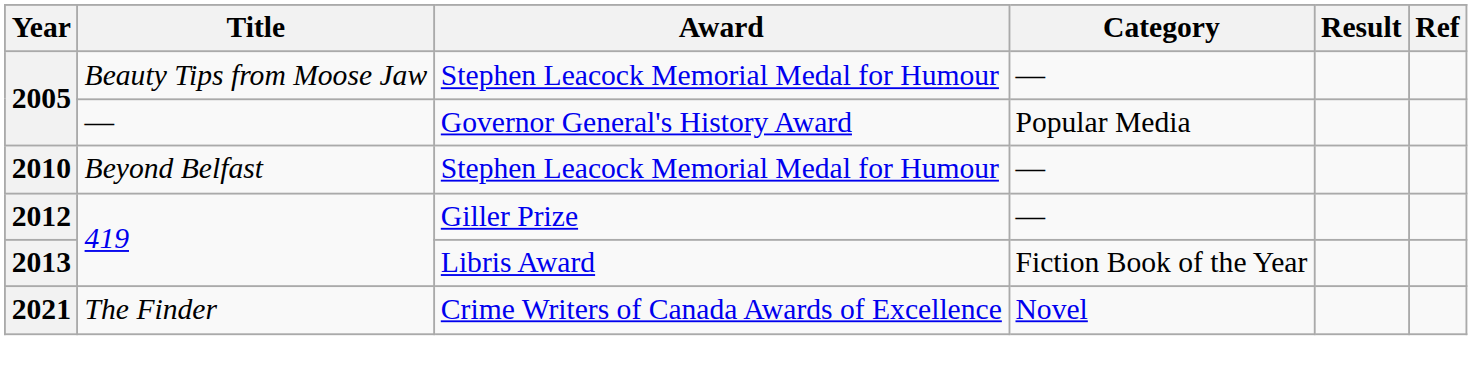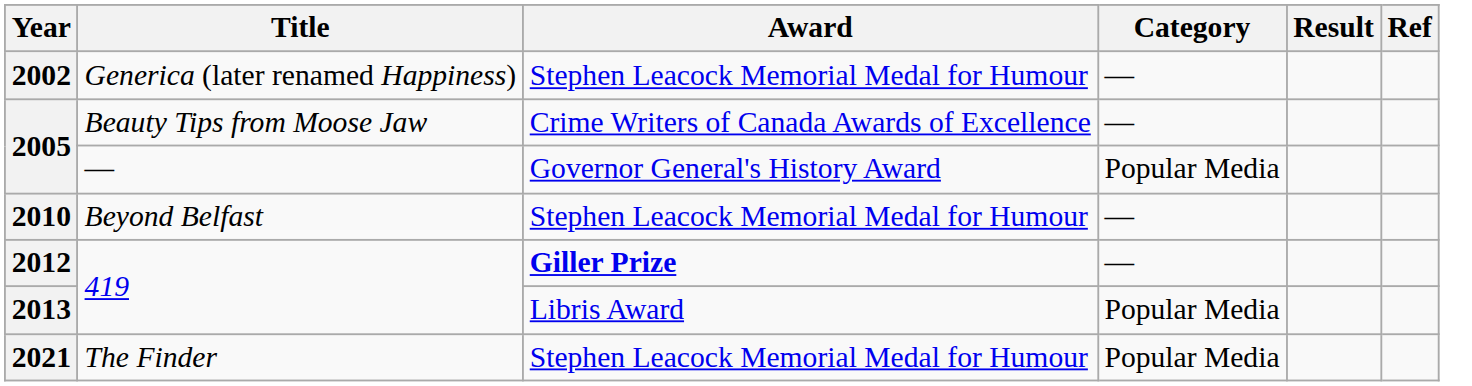+ row: (41, 74)
(720, 74) Stephen Leacock Memorial Medal for Humour -> (810, 121) Crime Writers of Canada Awards of Excellence
(509, 215) normal -> (603, 262) bold
(1161, 262) Fiction Book of the Year -> (1192, 309) Popular Media
(721, 309) Crime Writers of Canada Awards of Excellence -> (809, 356) Stephen Leacock Memorial Medal for Humour
(1052, 309) Novel -> (1192, 356) Popular Media
